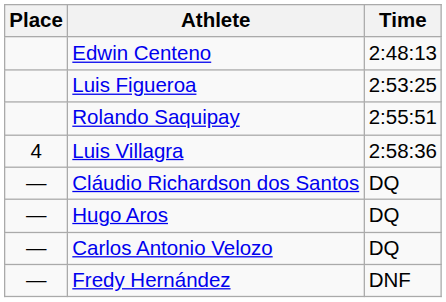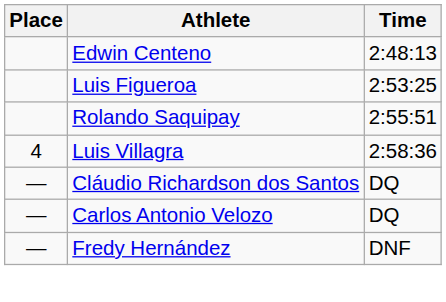- row: (120, 215)
